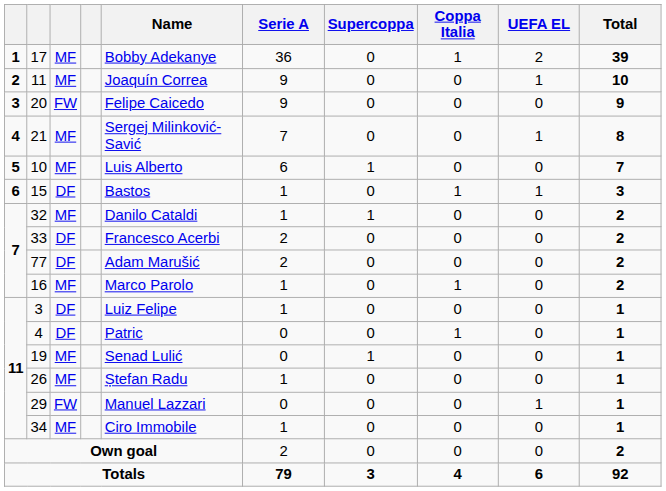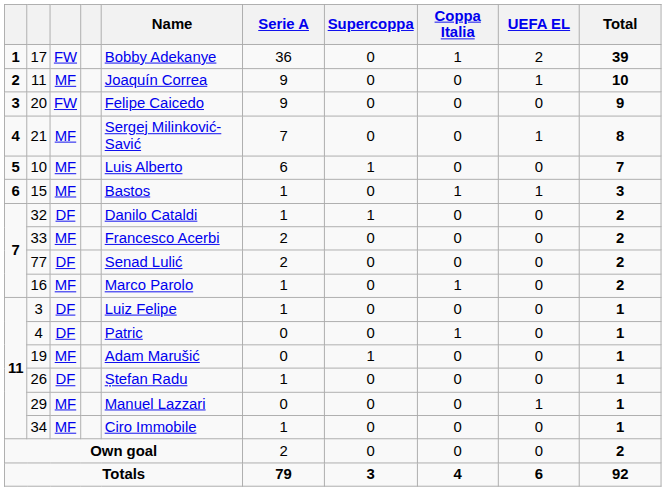(65, 56) MF -> (65, 56) FW
(65, 191) DF -> (65, 191) MF
(65, 214) MF -> (65, 214) DF
(65, 238) DF -> (65, 238) MF
(152, 262) Adam Marušić -> (144, 262) Senad Lulić
(144, 356) Senad Lulić -> (152, 356) Adam Marušić
(65, 380) MF -> (65, 380) DF
(65, 403) FW -> (65, 403) MF
